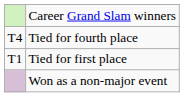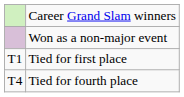rows swapped: (98, 81) <-> (83, 37)
